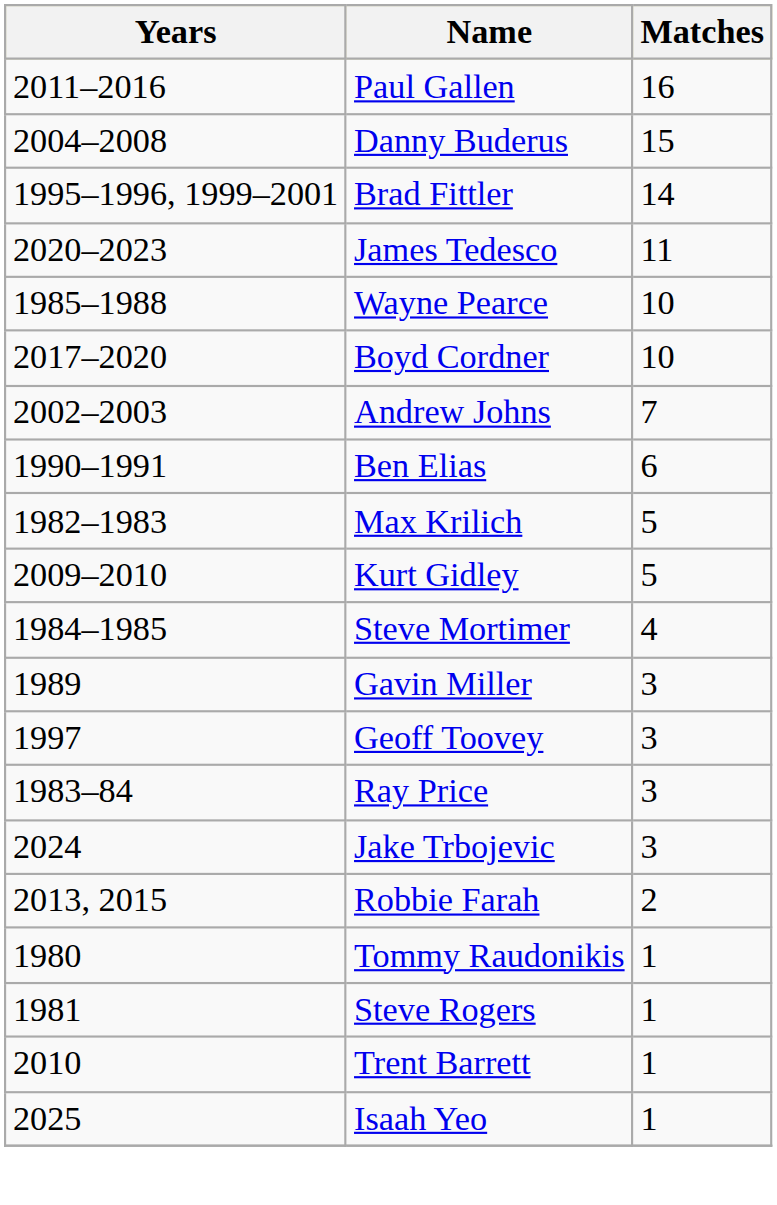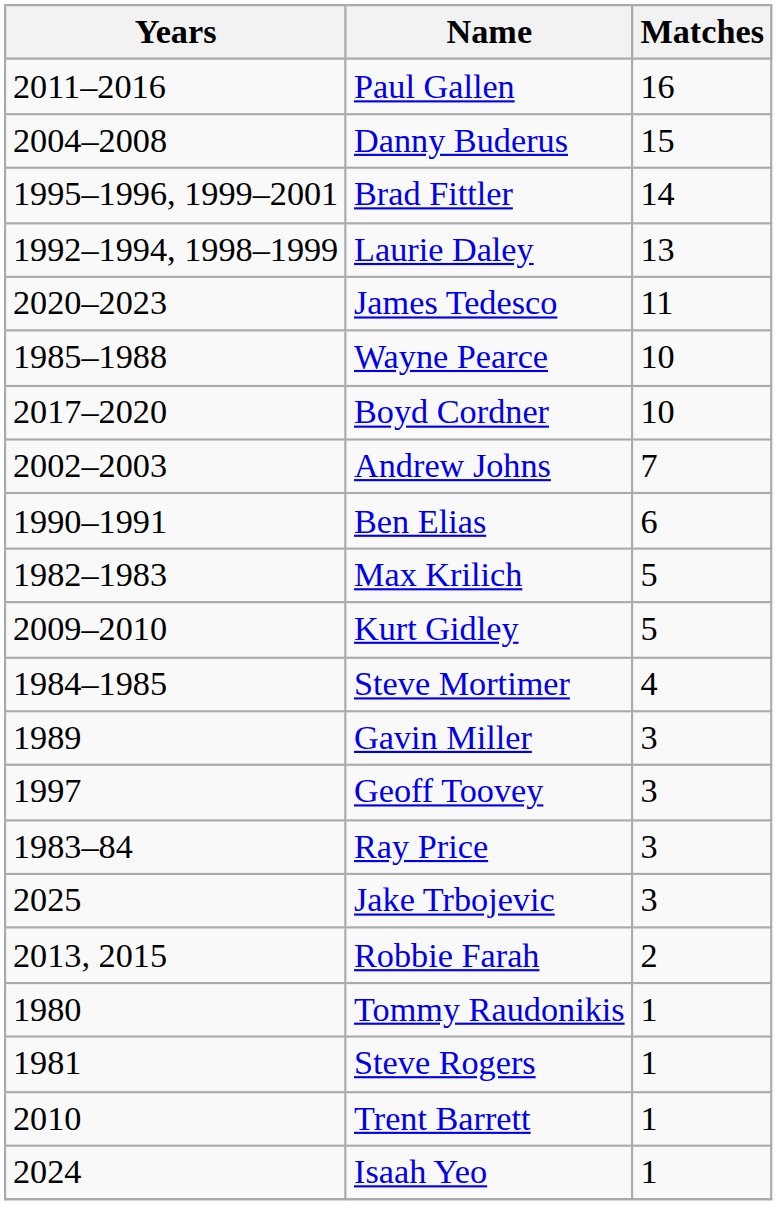+ row: (444, 248)
(47, 846) 2024 -> (47, 900) 2025
(47, 1117) 2025 -> (47, 1172) 2024
